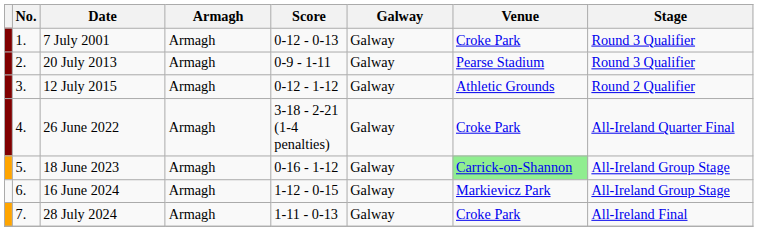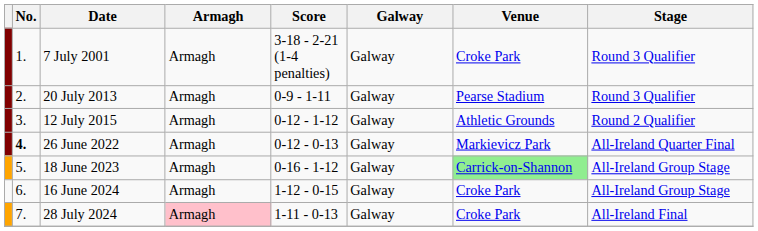(306, 40) 0-12 - 0-13 -> (306, 56) 3-18 - 2-21 (1-4 penalties)
(21, 127) normal -> (21, 144) bold
(306, 127) 3-18 - 2-21 (1-4 penalties) -> (306, 144) 0-12 - 0-13
(488, 127) Croke Park -> (503, 144) Markievicz Park
(503, 191) Markievicz Park -> (488, 191) Croke Park
(192, 214) no background -> (192, 214) pink background
